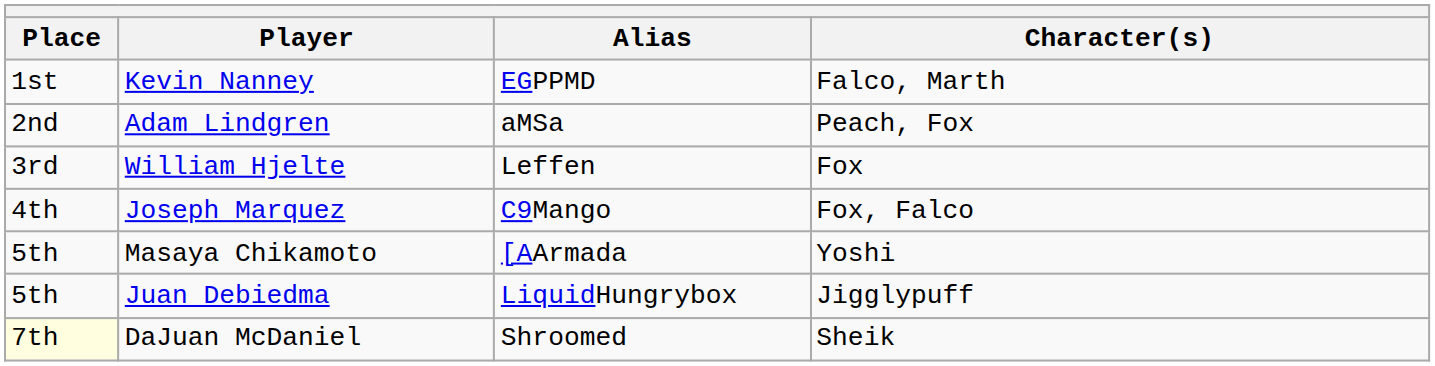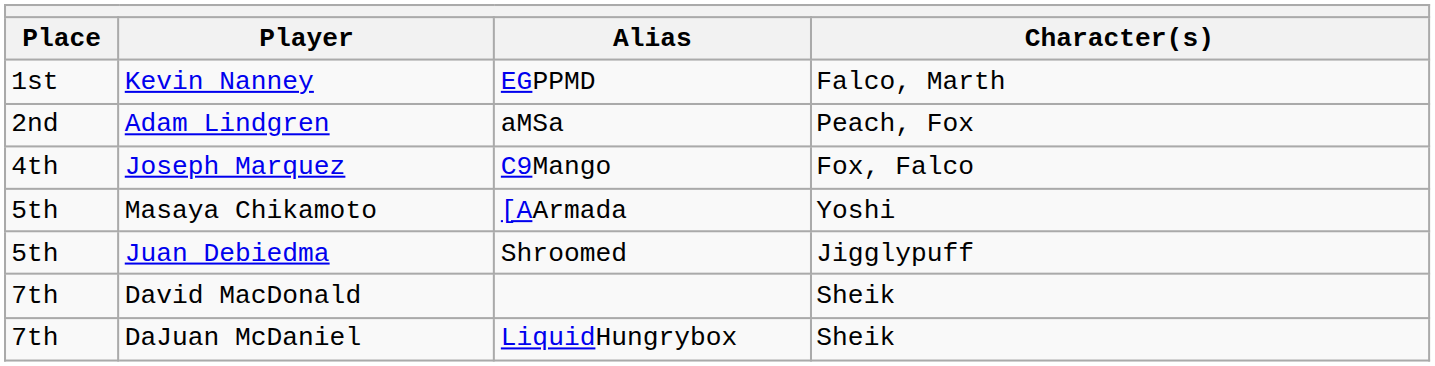- row: (235, 167)
(619, 296) LiquidHungrybox -> (564, 253) Shroomed
+ row: (243, 296)
(35, 338) lightyellow background -> (35, 338) no background
(564, 338) Shroomed -> (619, 338) LiquidHungrybox
